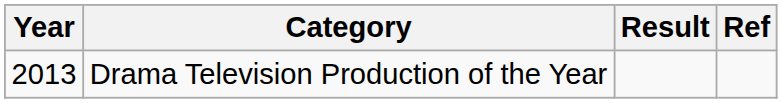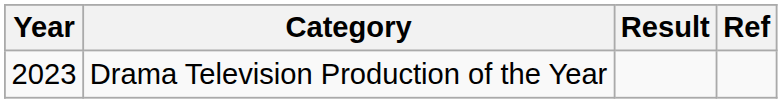(44, 73) 2013 -> (44, 73) 2023
